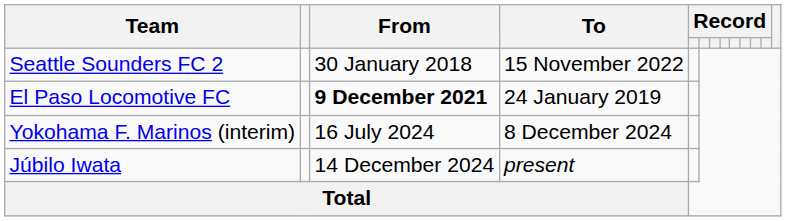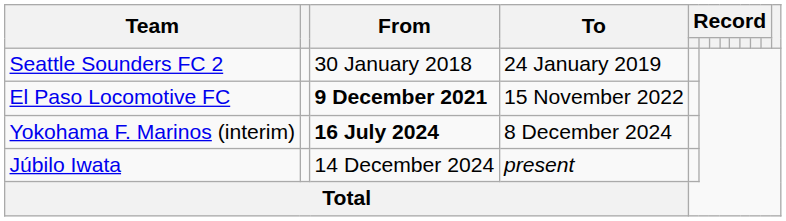(594, 64) 15 November 2022 -> (583, 64) 24 January 2019
(583, 97) 24 January 2019 -> (594, 97) 15 November 2022
(374, 131) normal -> (377, 131) bold
